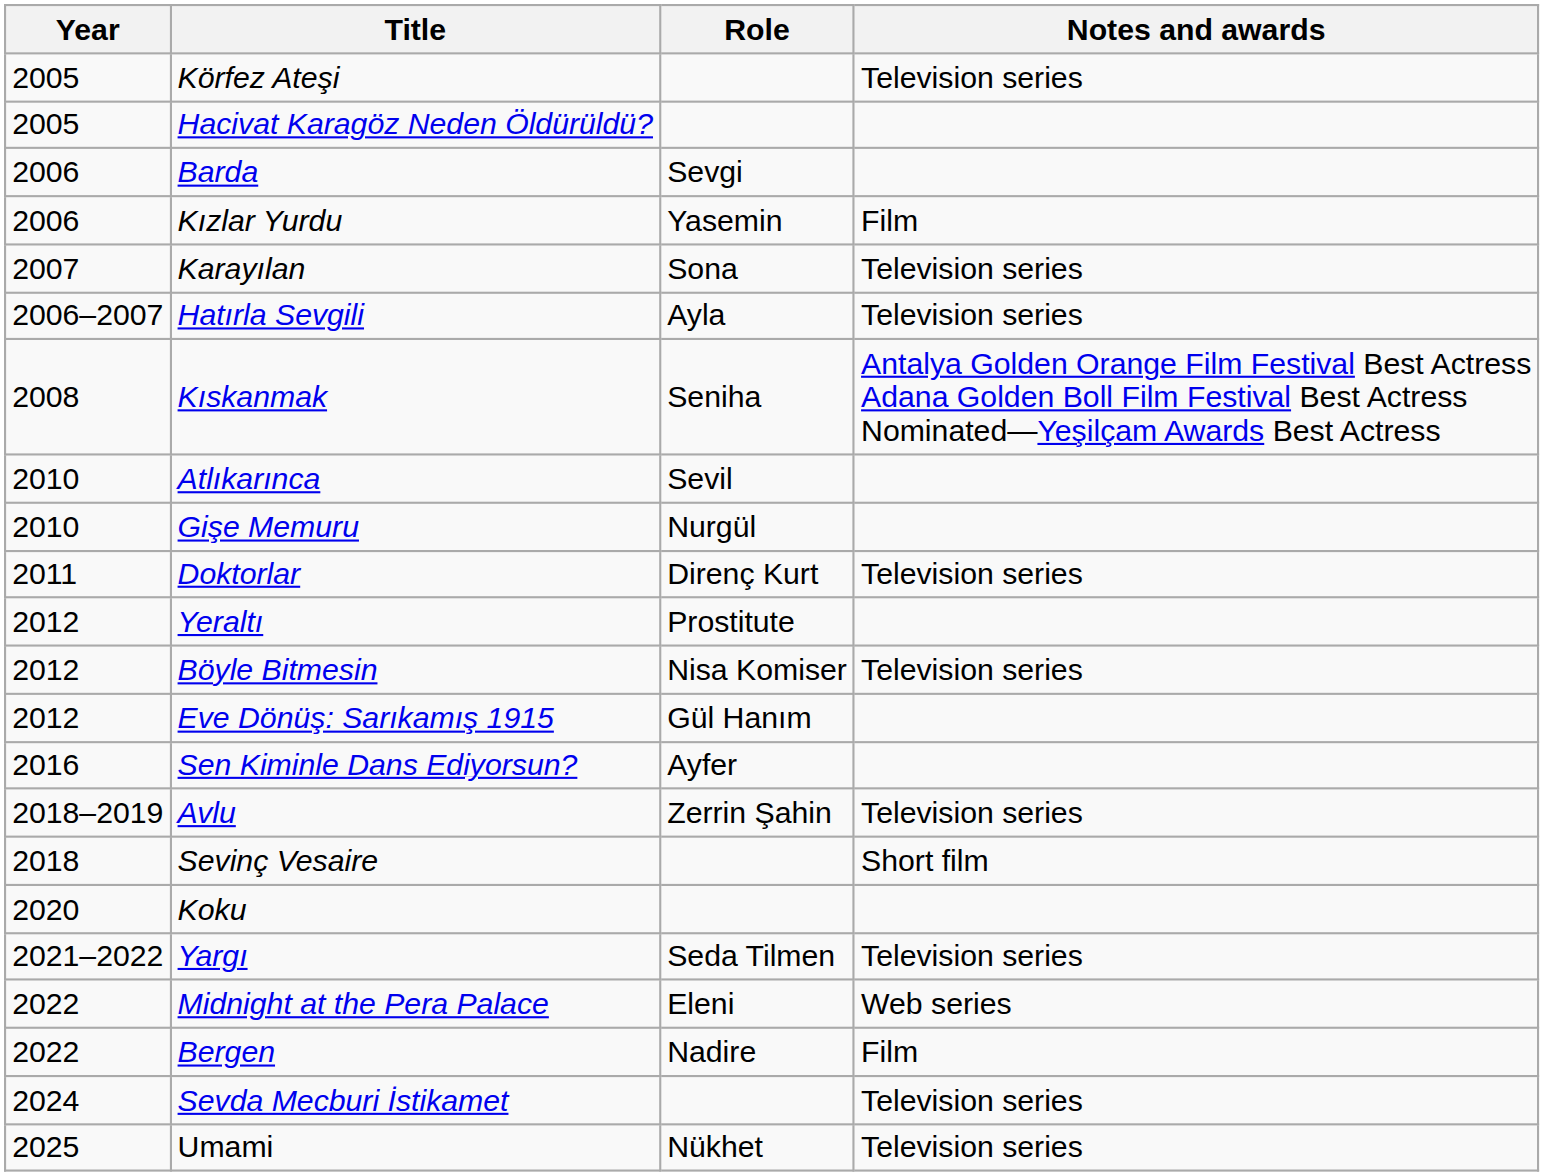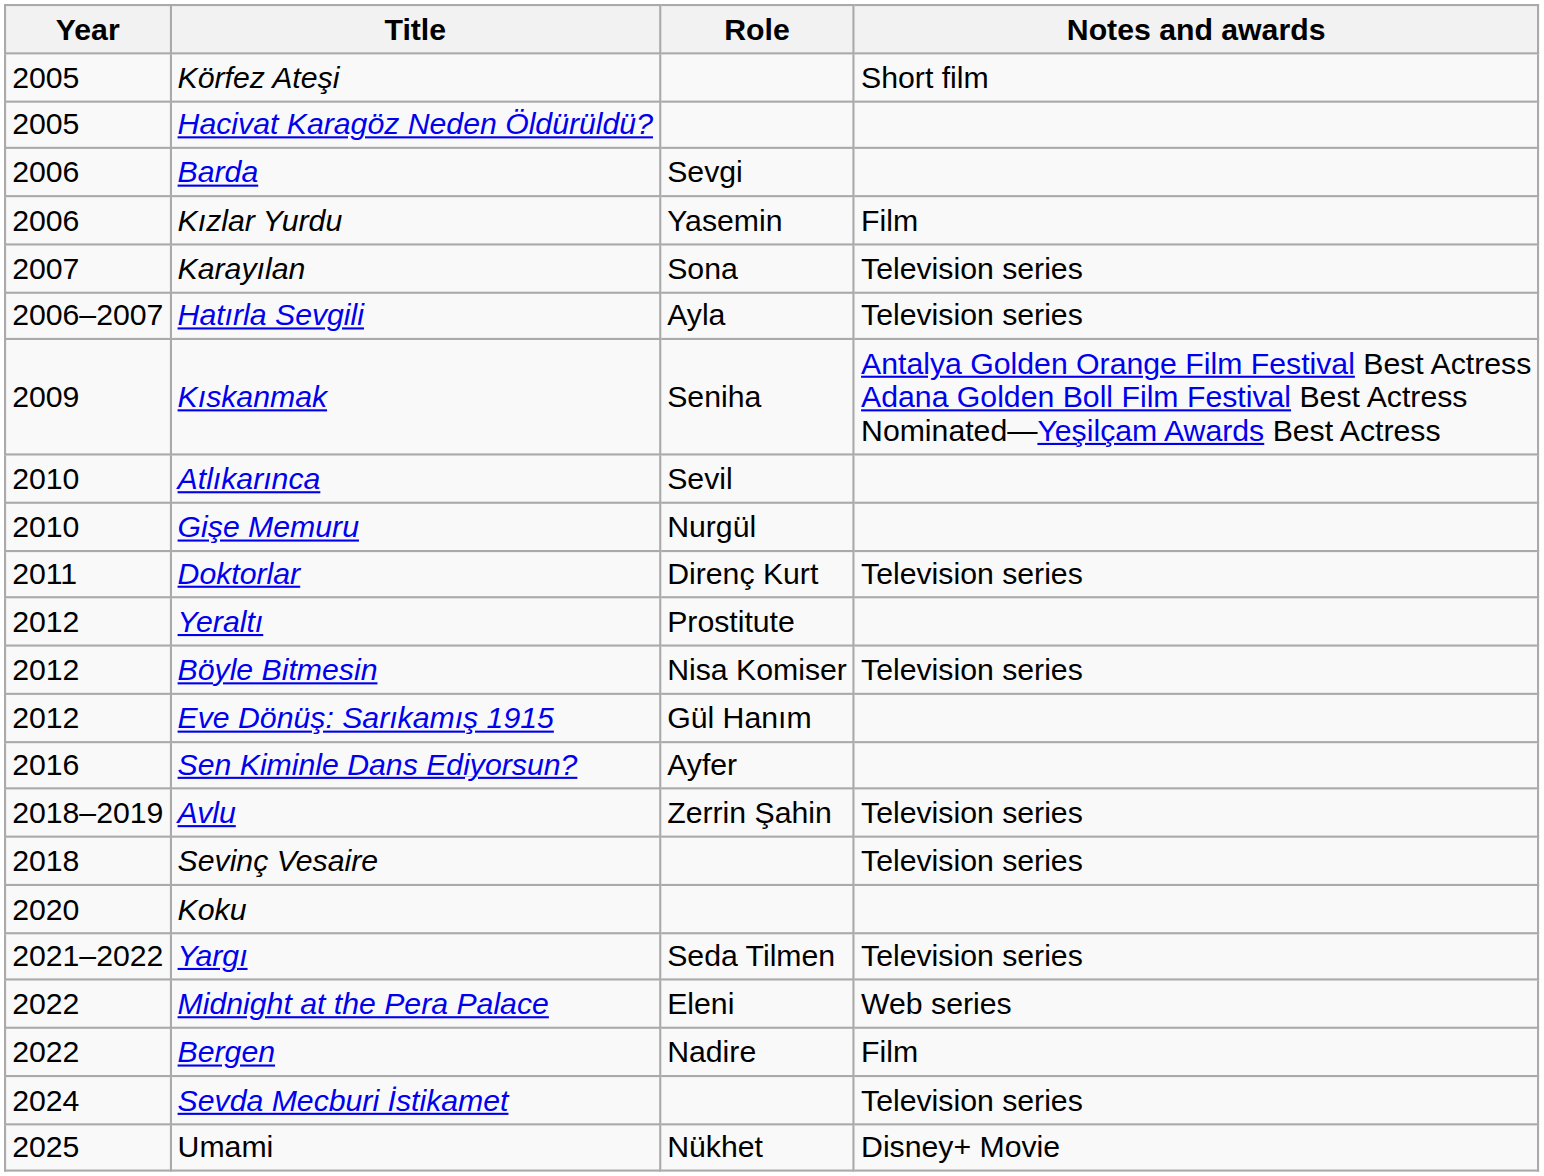(972, 77) Television series -> (925, 77) Short film
(46, 397) 2008 -> (46, 397) 2009
(925, 861) Short film -> (972, 861) Television series
(972, 1148) Television series -> (961, 1148) Disney+ Movie
